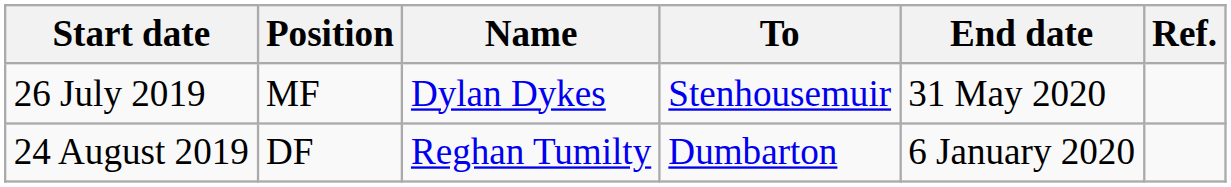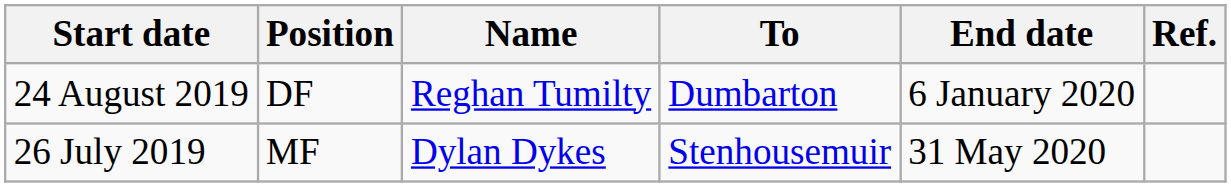rows swapped: (110, 92) <-> (131, 151)
